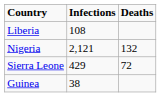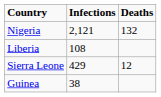rows swapped: (24, 48) <-> (23, 30)
(126, 65) 72 -> (126, 65) 12
